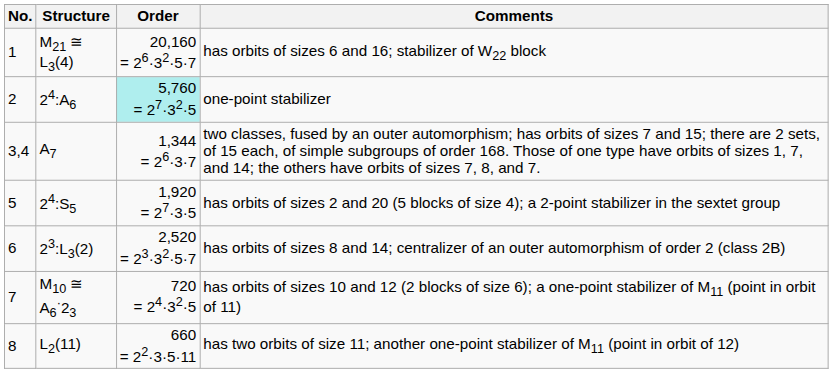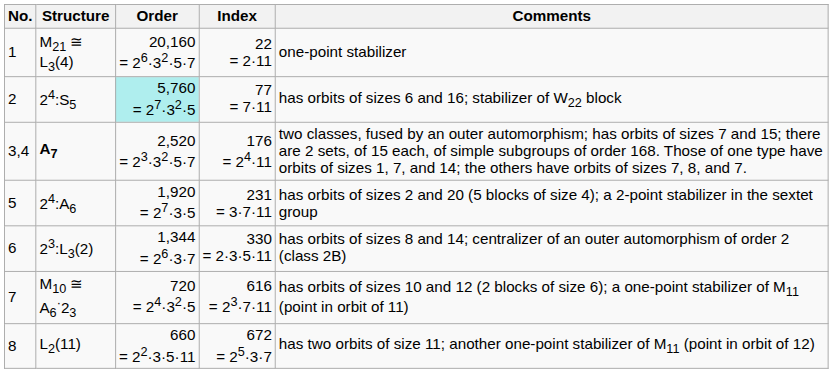+ column: (237, 16)
(375, 53) has orbits of sizes 6 and 16; stabilizer of W22 block -> (343, 52) one-point stabilizer
(58, 99) 24:A6 -> (58, 99) 24:S5
(267, 99) one-point stabilizer -> (450, 99) has orbits of sizes 6 and 16; stabilizer of W22 block
(48, 151) normal -> (48, 151) bold
(168, 151) 1,344 = 26·3·7 -> (157, 151) 2,520 = 23·32·5·7
(58, 203) 24:S5 -> (58, 203) 24:A6
(158, 248) 2,520 = 23·32·5·7 -> (168, 248) 1,344 = 26·3·7
